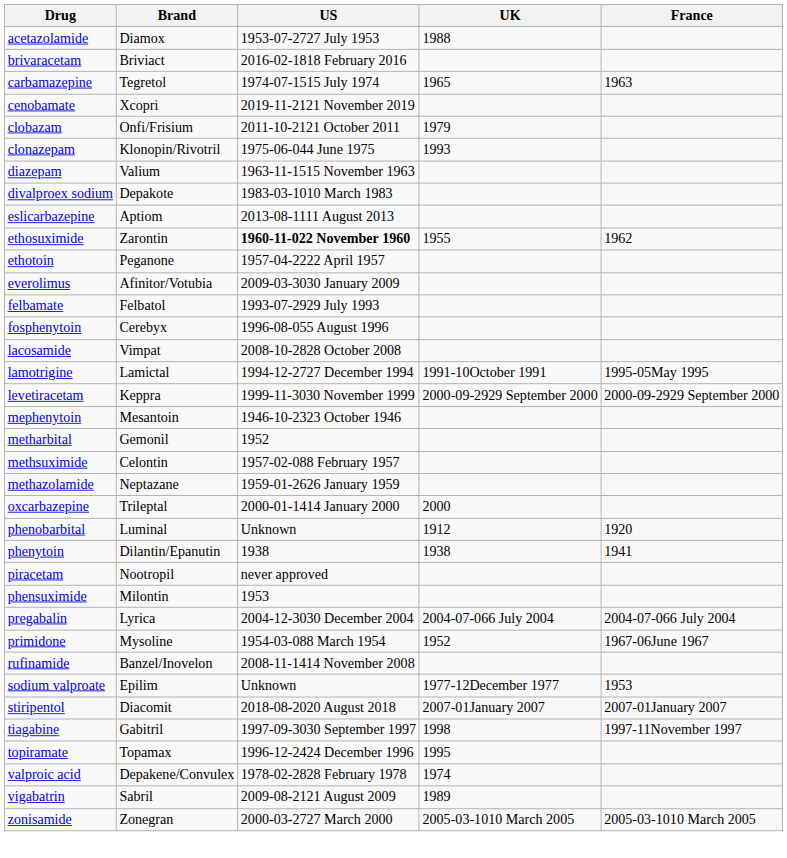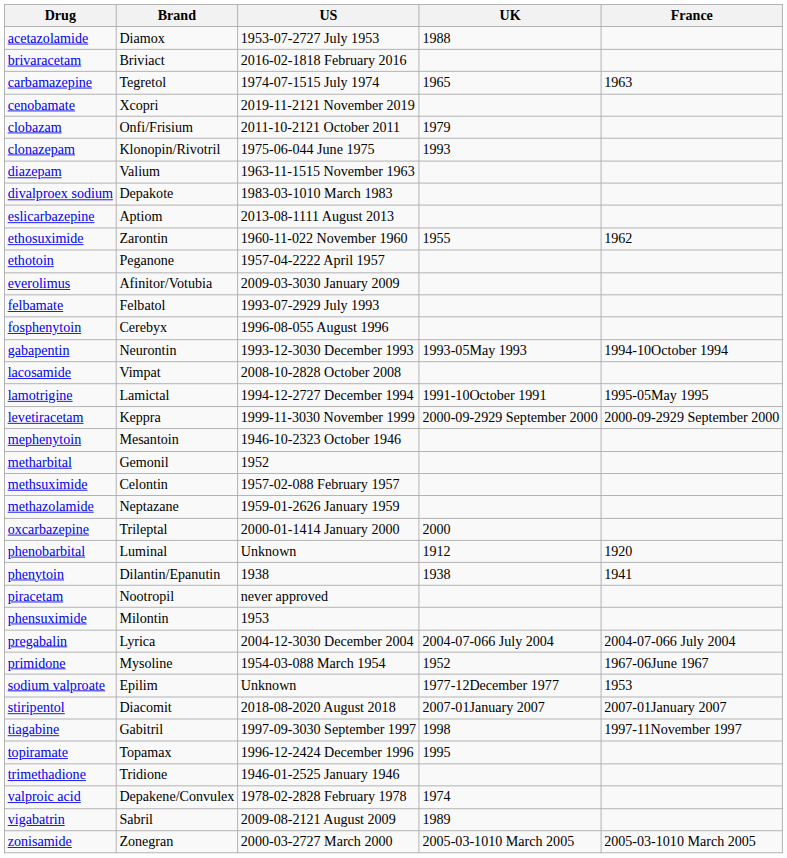(326, 238) bold -> (324, 238) normal
+ row: (39, 350)
- row: (39, 663)
+ row: (47, 774)
